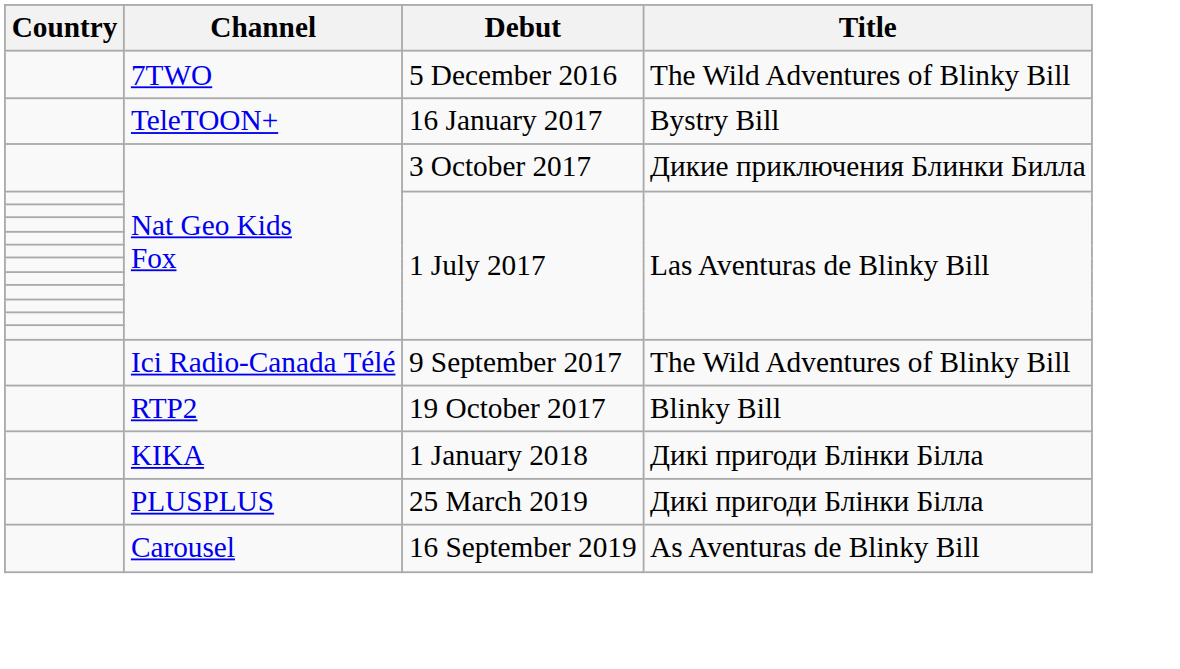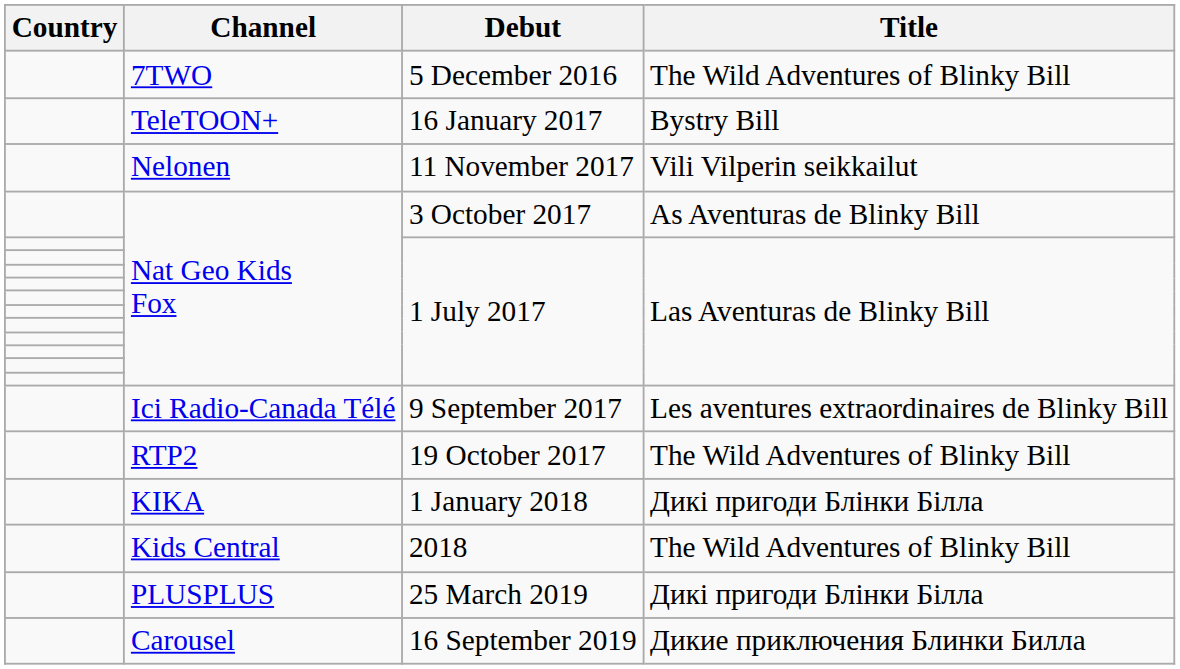+ row: (180, 167)
(868, 167) Дикие приключения Блинки Билла -> (815, 213) As Aventuras de Blinky Bill
(860, 361) The Wild Adventures of Blinky Bill -> (909, 408) Les aventures extraordinaires de Blinky Bill
(716, 408) Blinky Bill -> (860, 454) The Wild Adventures of Blinky Bill
+ row: (205, 547)
(815, 547) As Aventuras de Blinky Bill -> (868, 640) Дикие приключения Блинки Билла
